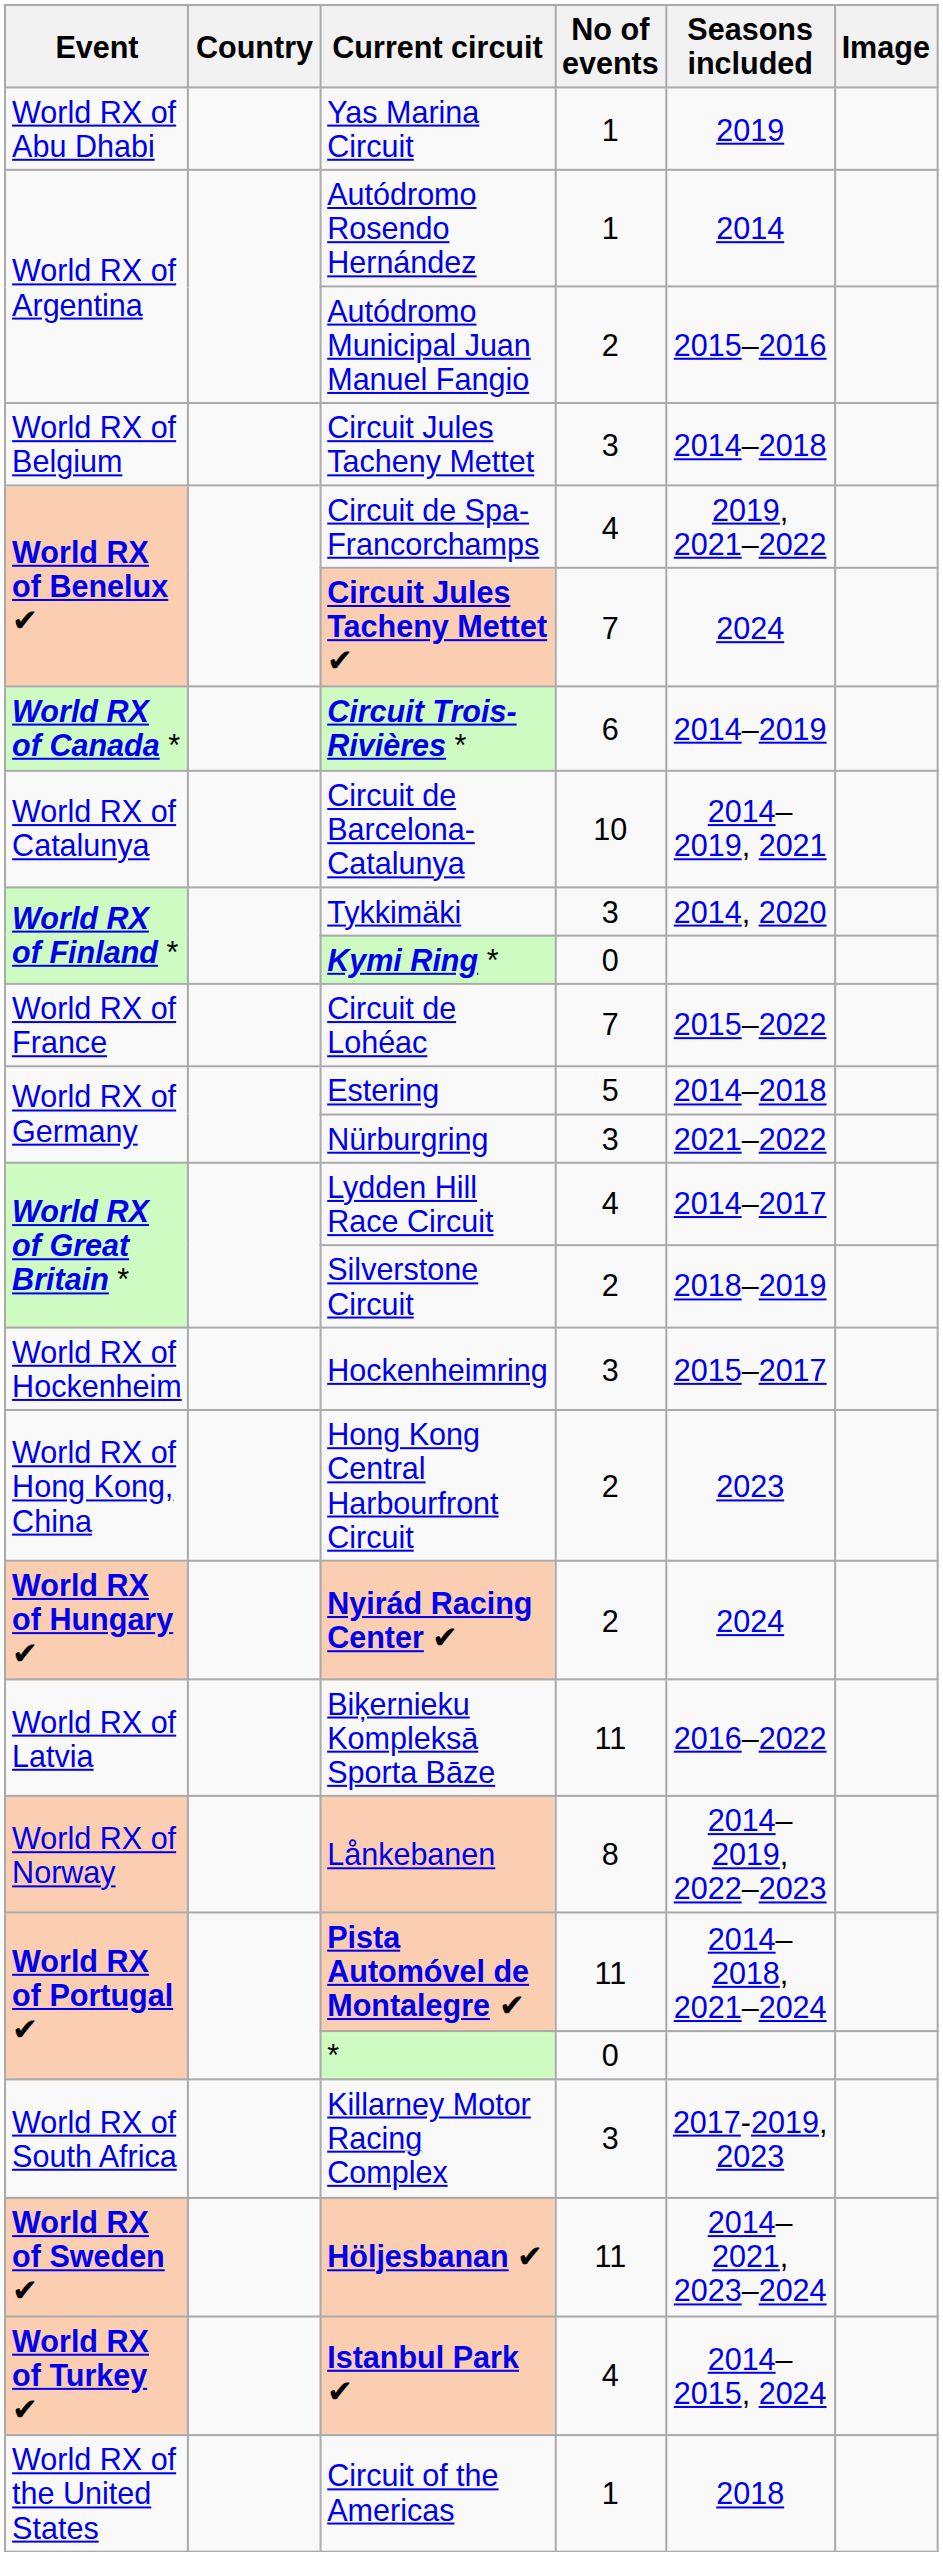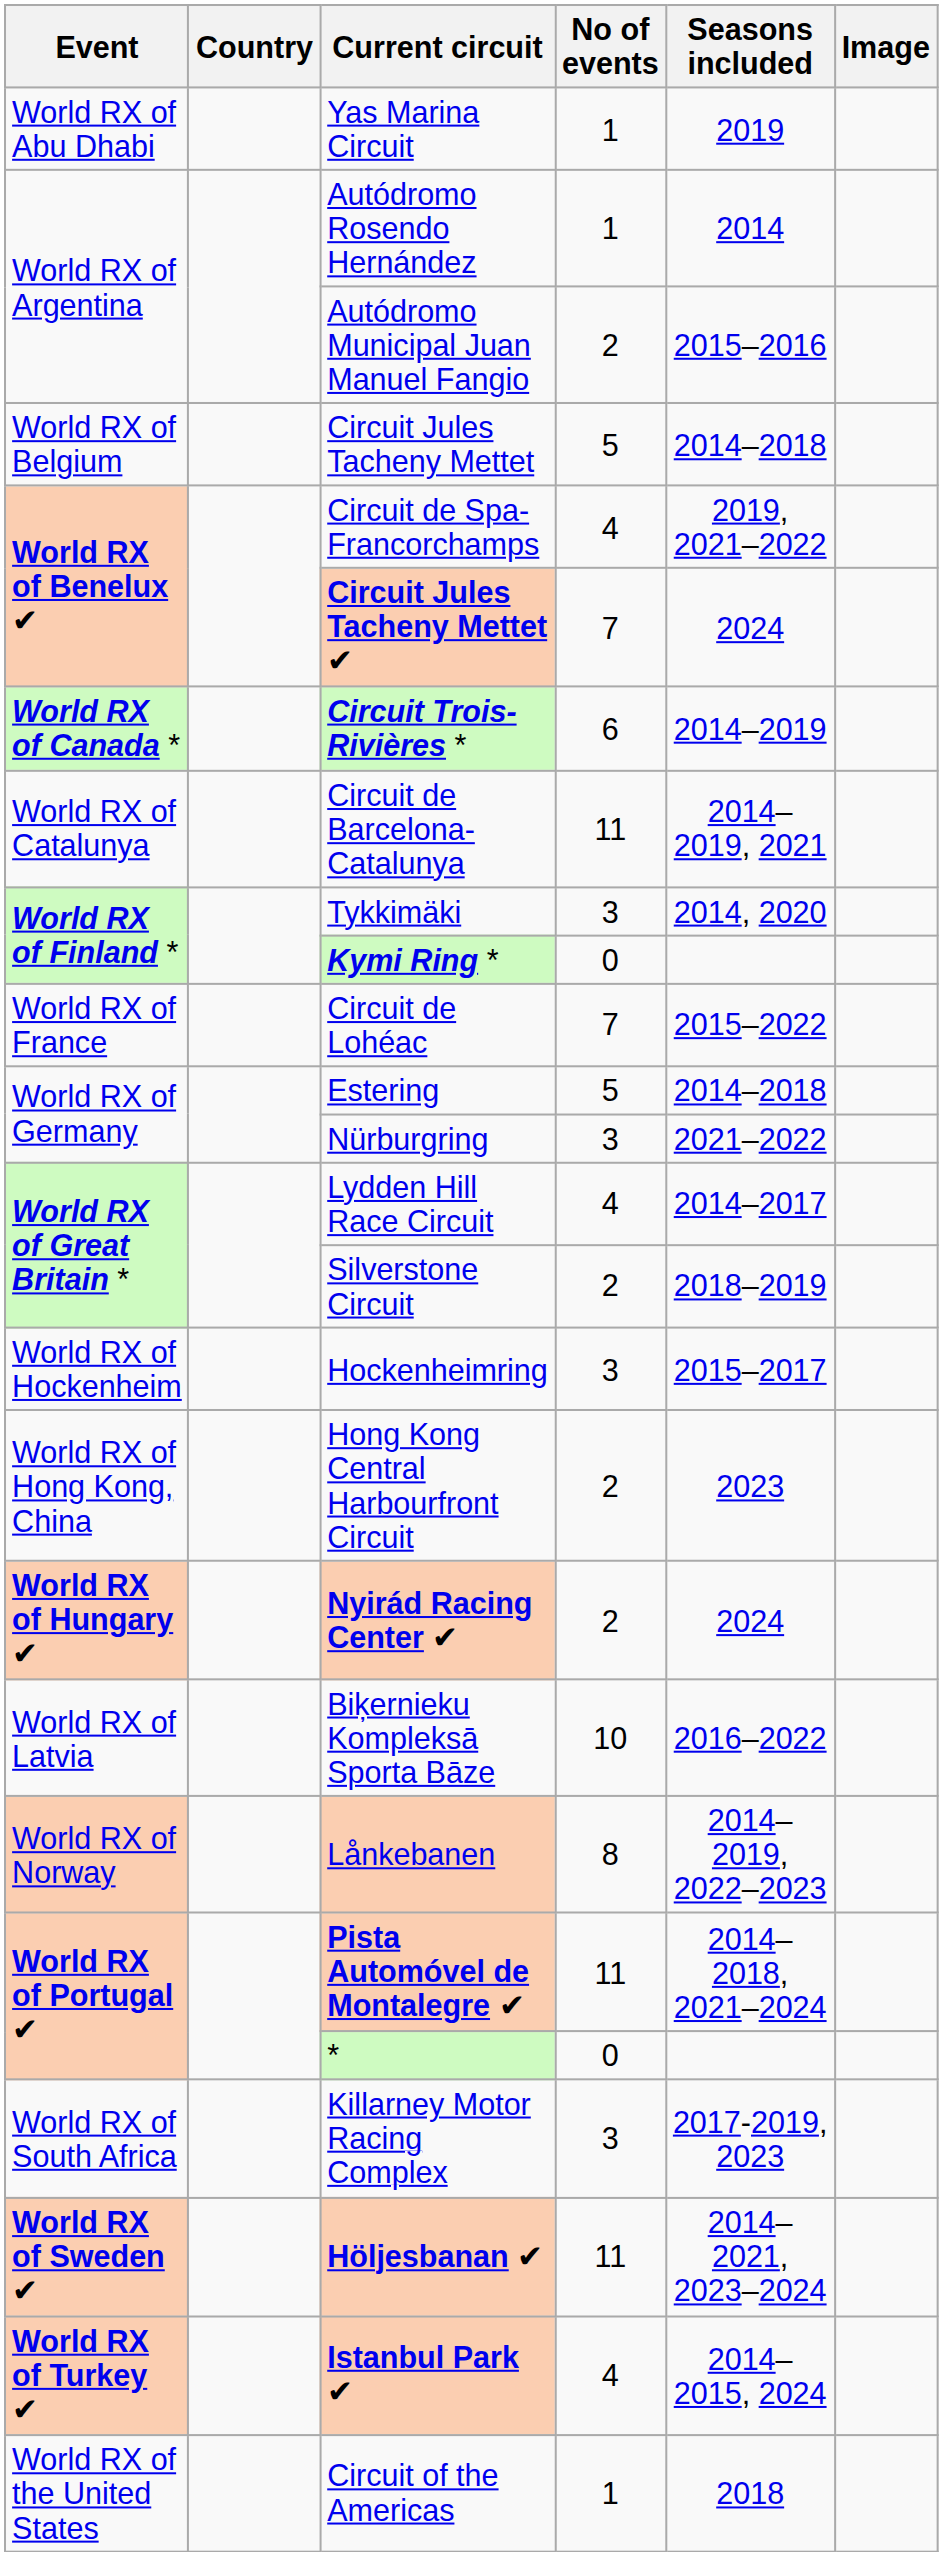(610, 445) 3 -> (610, 445) 5
(610, 828) 10 -> (610, 828) 11
(610, 1738) 11 -> (610, 1738) 10
